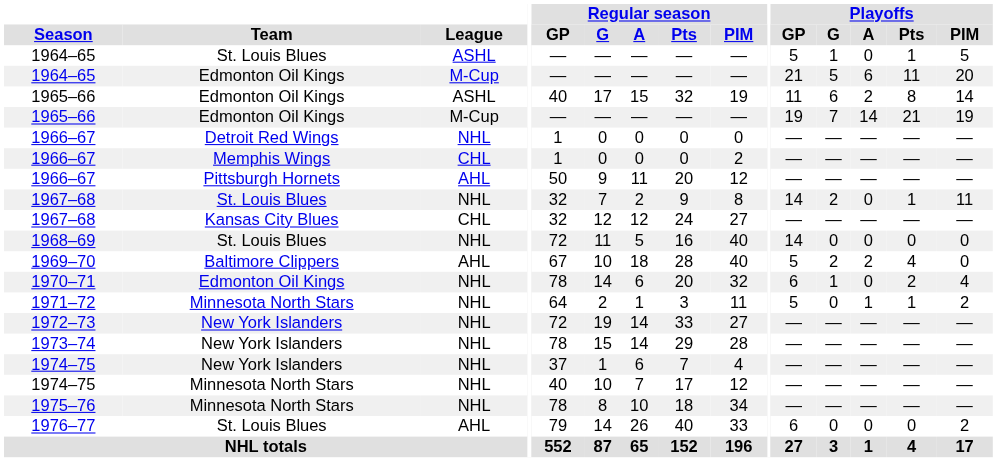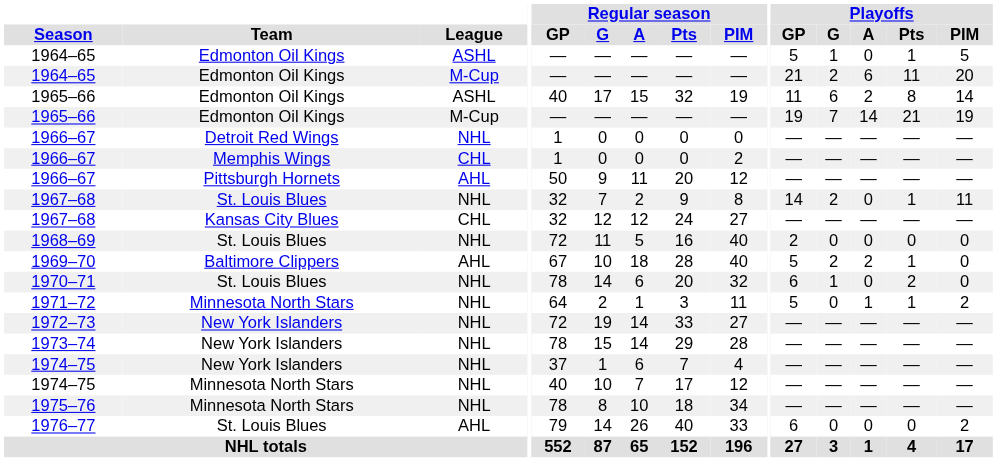(272, 55) St. Louis Blues -> (272, 55) Edmonton Oil Kings
(834, 76) 5 -> (834, 76) 2
(794, 240) 14 -> (794, 240) 2
(912, 261) 4 -> (912, 261) 1
(272, 282) Edmonton Oil Kings -> (272, 282) St. Louis Blues
(965, 282) 4 -> (965, 282) 0
